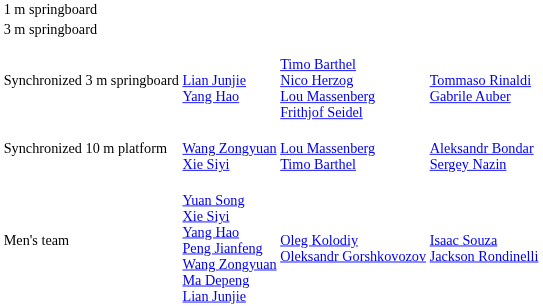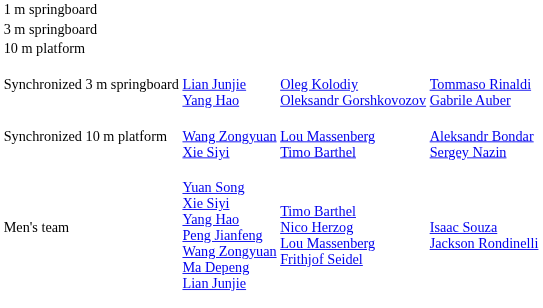+ row: (44, 48)
(328, 88) Timo Barthel Nico Herzog Lou Massenberg Frithjof Seidel -> (353, 92) Oleg Kolodiy Oleksandr Gorshkovozov
(353, 248) Oleg Kolodiy Oleksandr Gorshkovozov -> (328, 235) Timo Barthel Nico Herzog Lou Massenberg Frithjof Seidel
